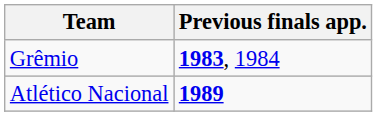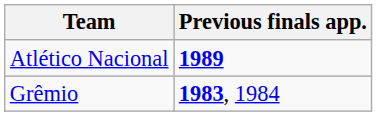rows swapped: (44, 57) <-> (89, 93)
